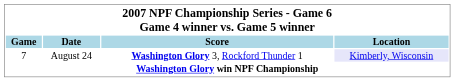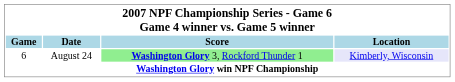(24, 55) 7 -> (24, 55) 6
(217, 55) no background -> (217, 55) lightgreen background
